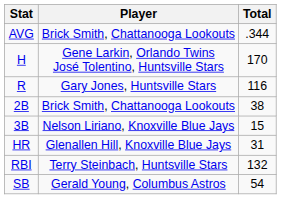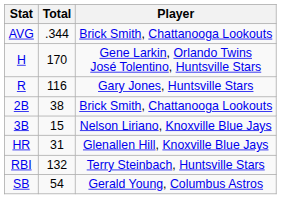columns swapped: (138, 14) <-> (257, 14)
